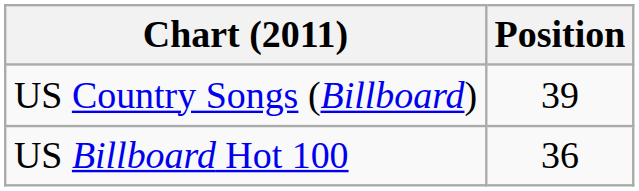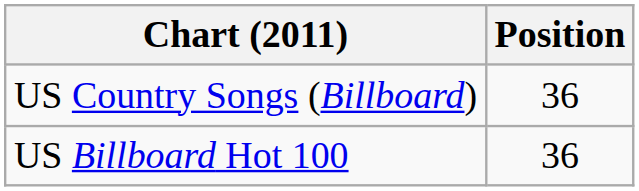(560, 94) 39 -> (560, 94) 36
